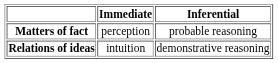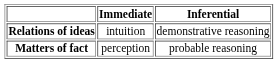rows swapped: (52, 48) <-> (52, 31)
